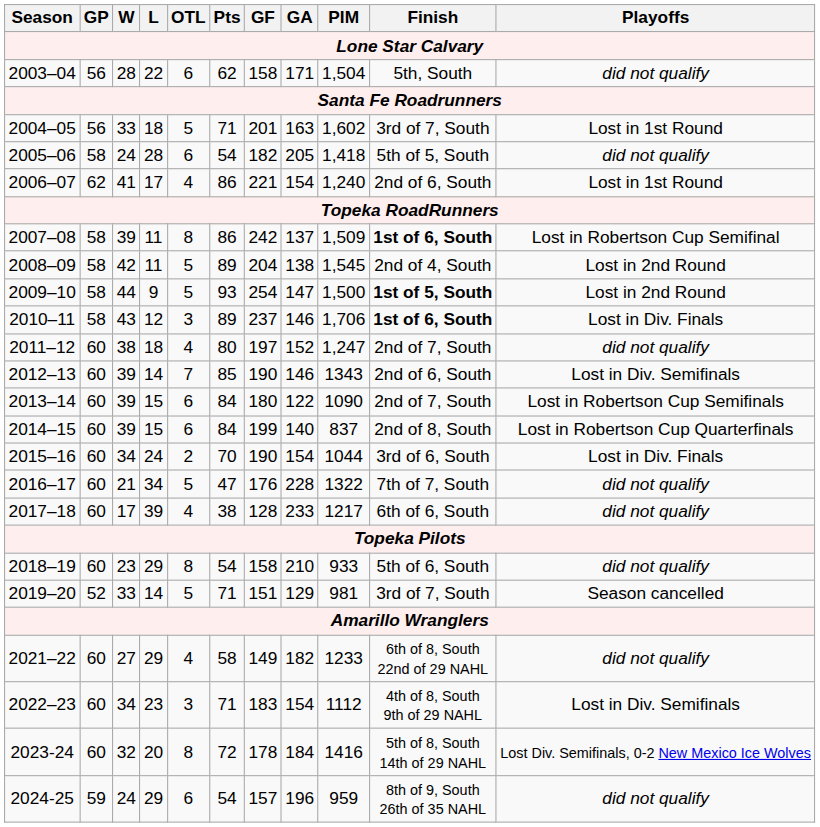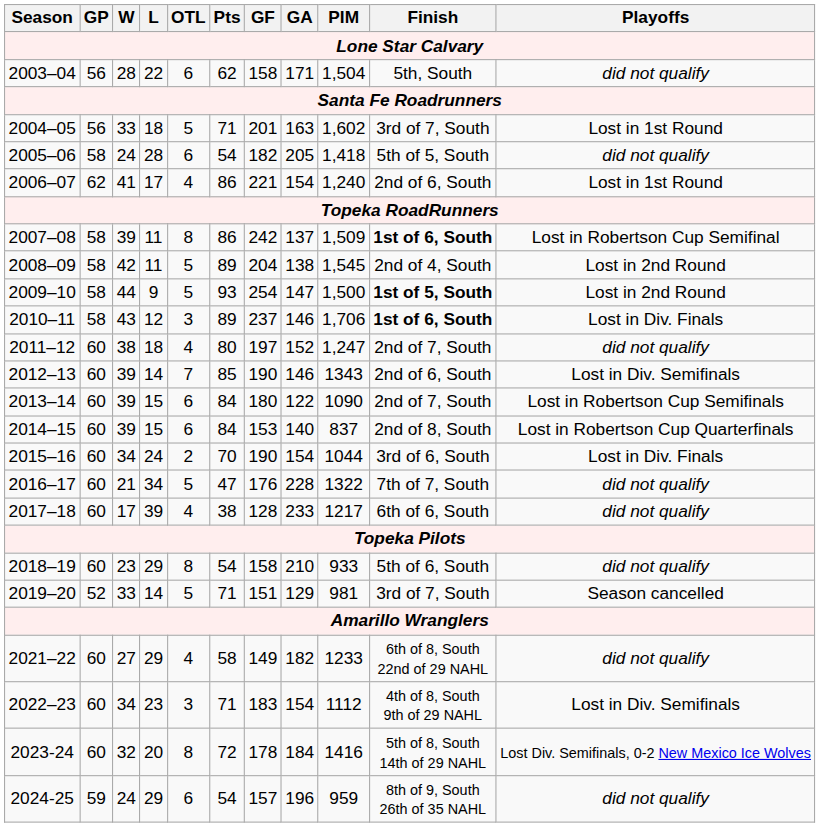(263, 429) 199 -> (263, 429) 153
